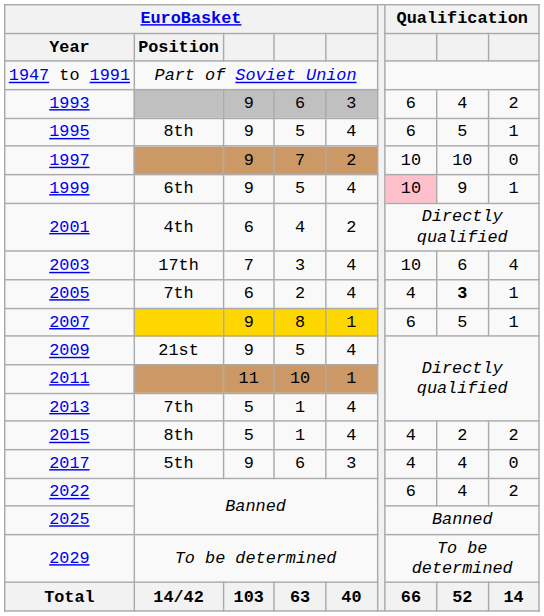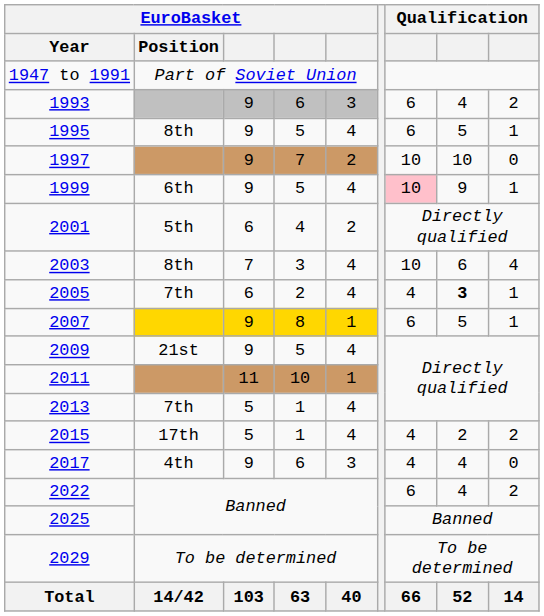(179, 227) 4th -> (179, 227) 5th
(179, 265) 17th -> (179, 265) 8th
(179, 435) 8th -> (179, 435) 17th
(179, 463) 5th -> (179, 463) 4th
